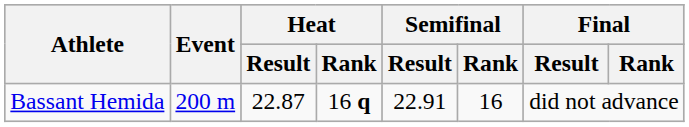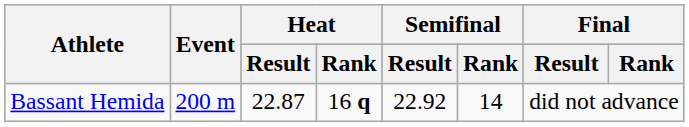(420, 102) 22.91 -> (420, 102) 22.92
(491, 102) 16 -> (491, 102) 14
